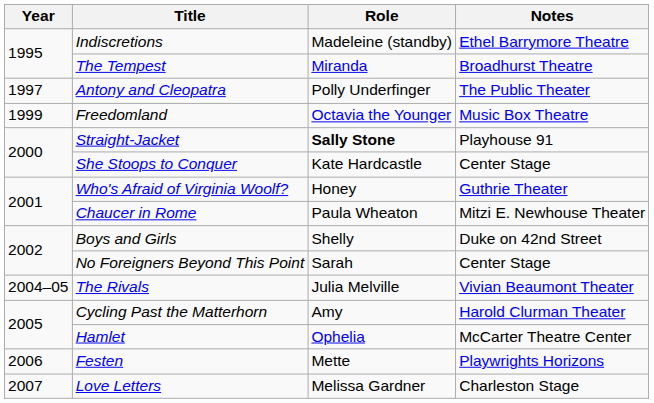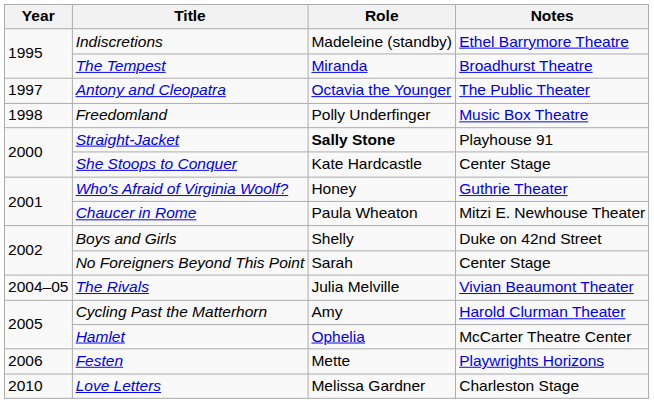(371, 90) Polly Underfinger -> (381, 90) Octavia the Younger
(25, 115) 1999 -> (25, 115) 1998
(381, 115) Octavia the Younger -> (371, 115) Polly Underfinger
(25, 386) 2007 -> (25, 386) 2010
